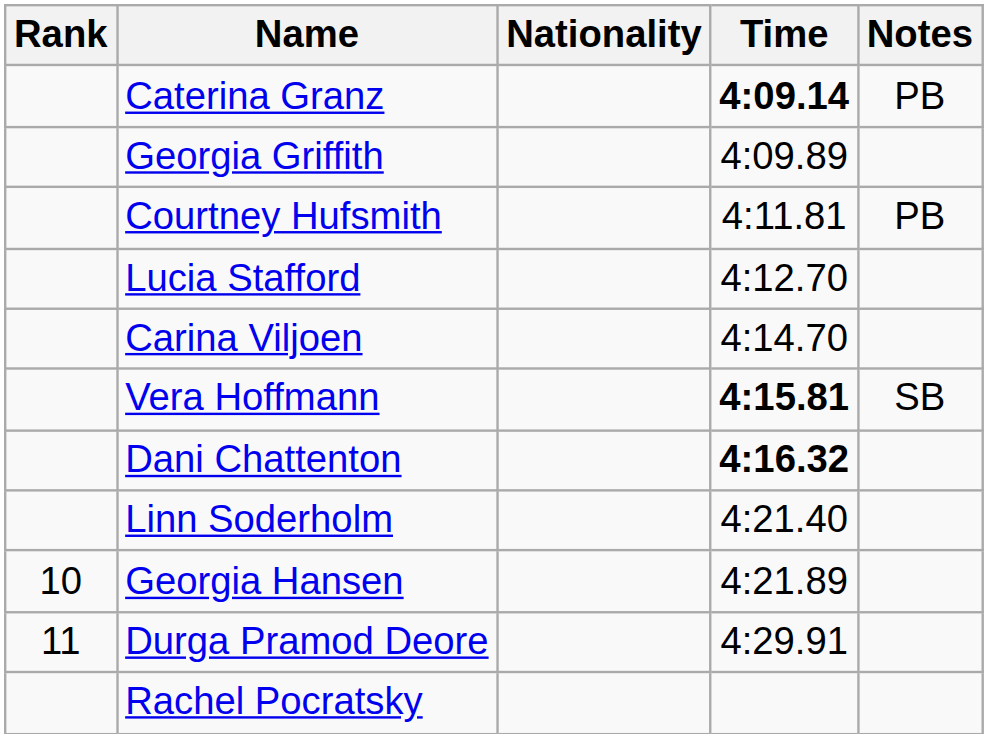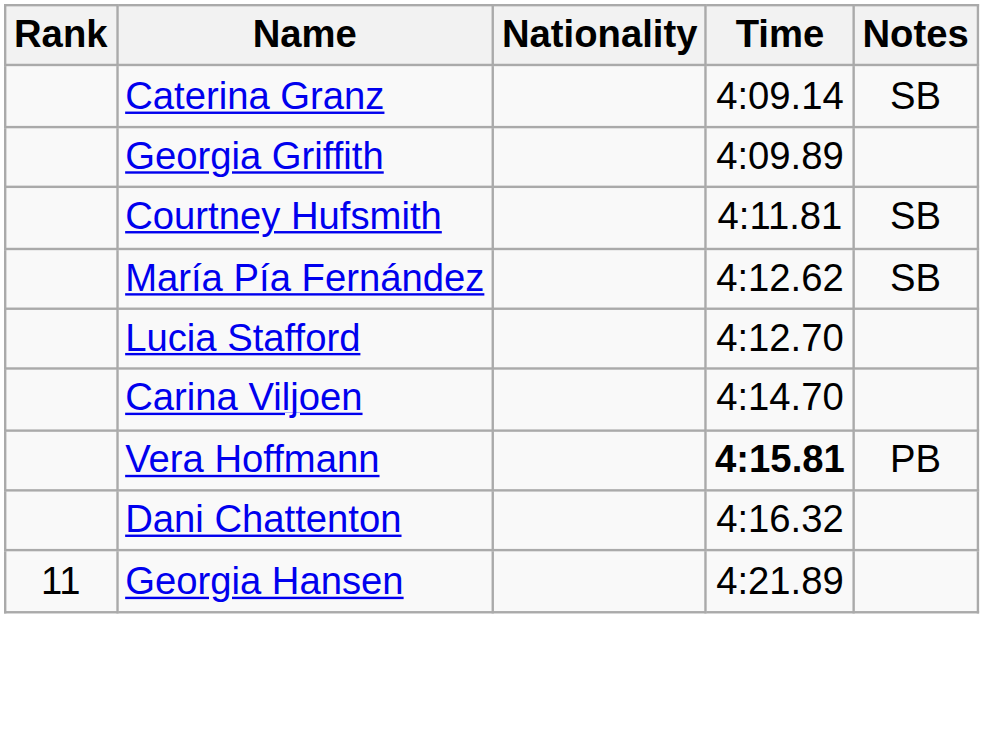(784, 95) bold -> (780, 95) normal
(920, 95) PB -> (916, 95) SB
(920, 216) PB -> (916, 216) SB
+ row: (305, 277)
(920, 398) SB -> (916, 459) PB
(784, 459) bold -> (780, 519) normal
- row: (259, 519)
(61, 580) 10 -> (61, 580) 11
- row: (307, 641)
- row: (274, 701)
